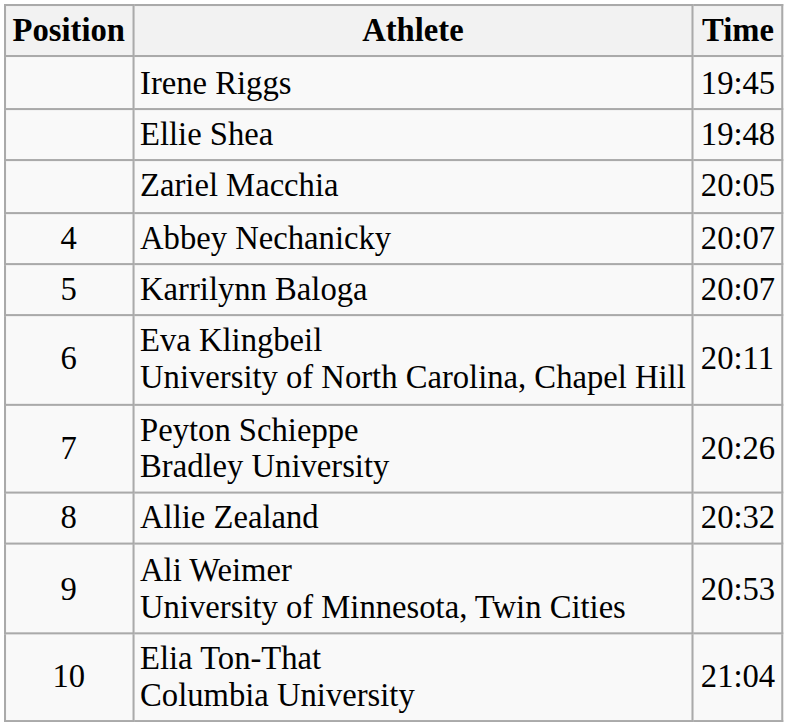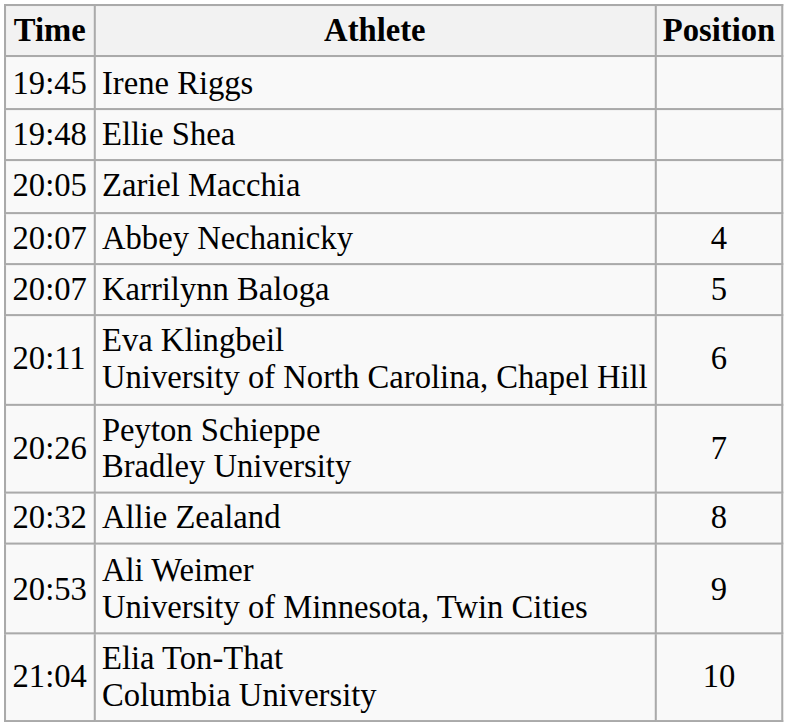columns swapped: (69, 30) <-> (738, 30)
